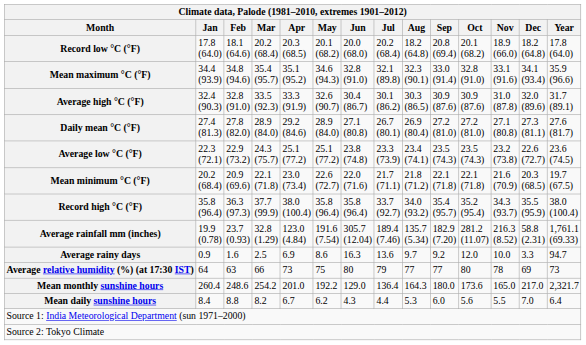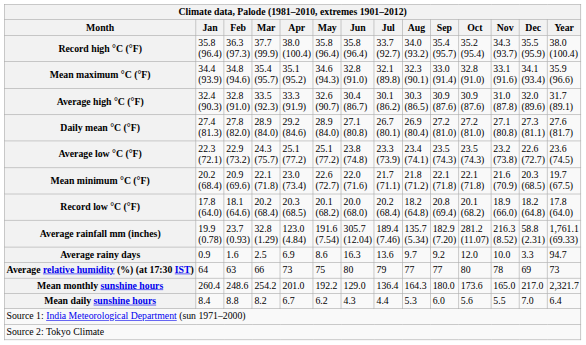rows swapped: (100, 207) <-> (100, 48)
